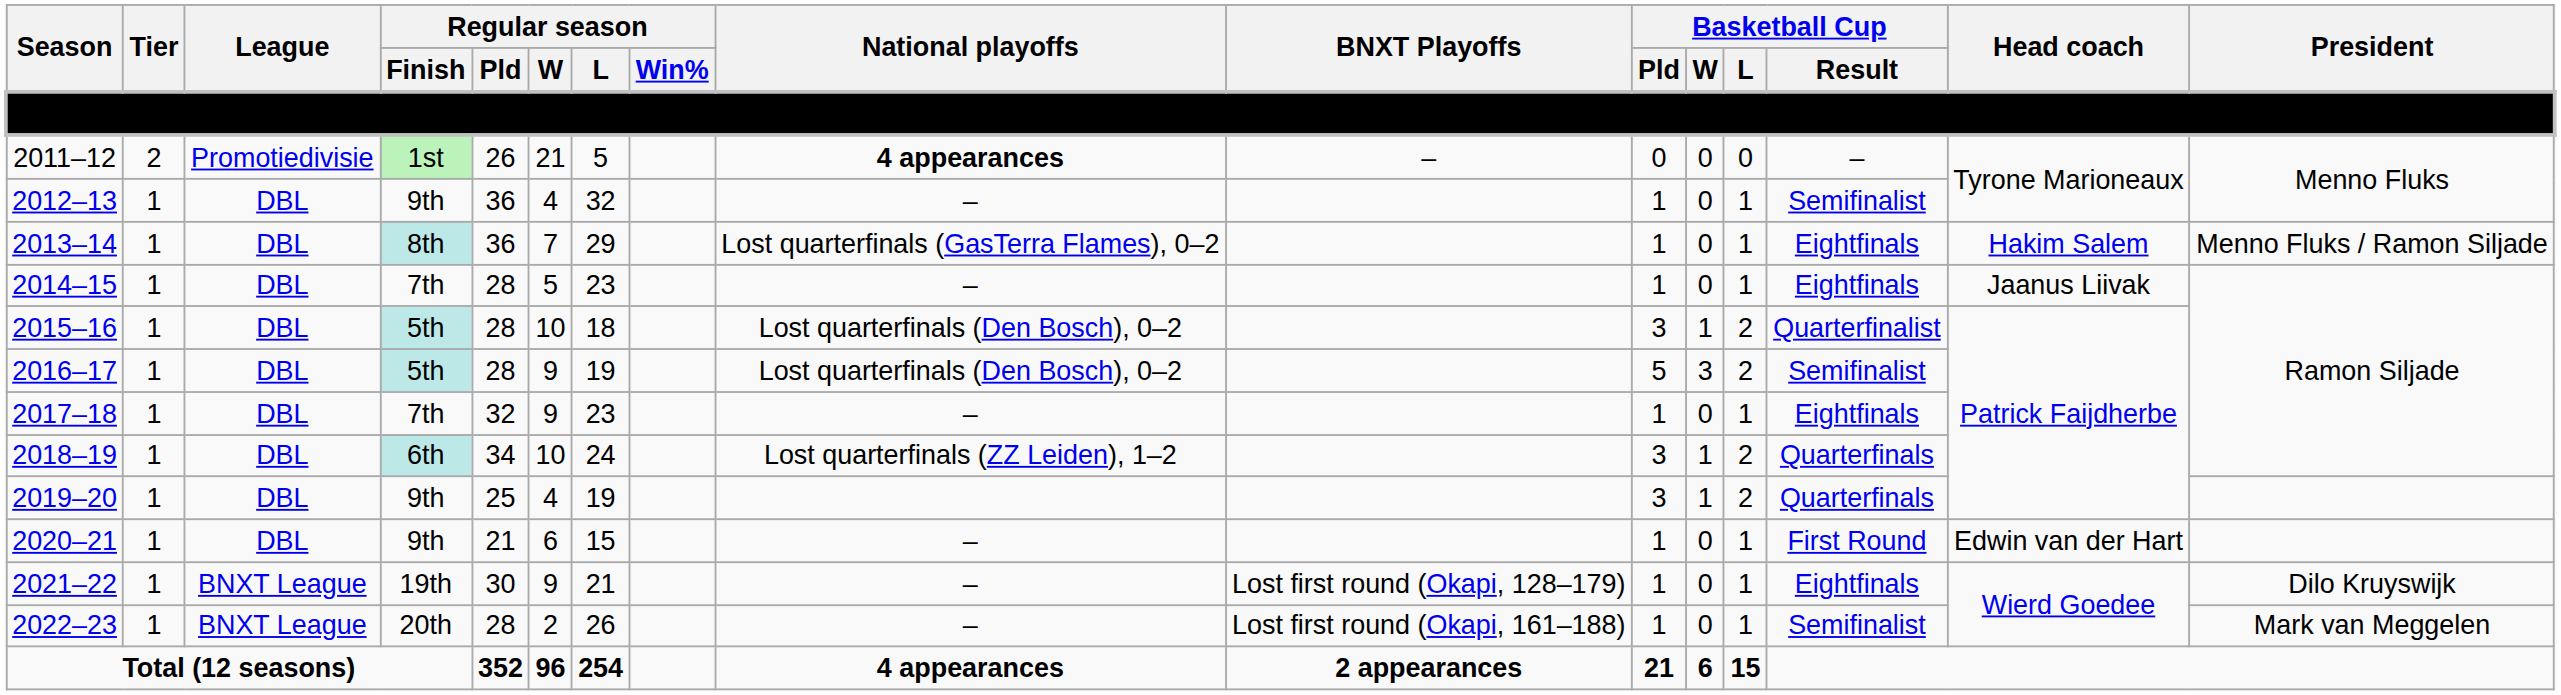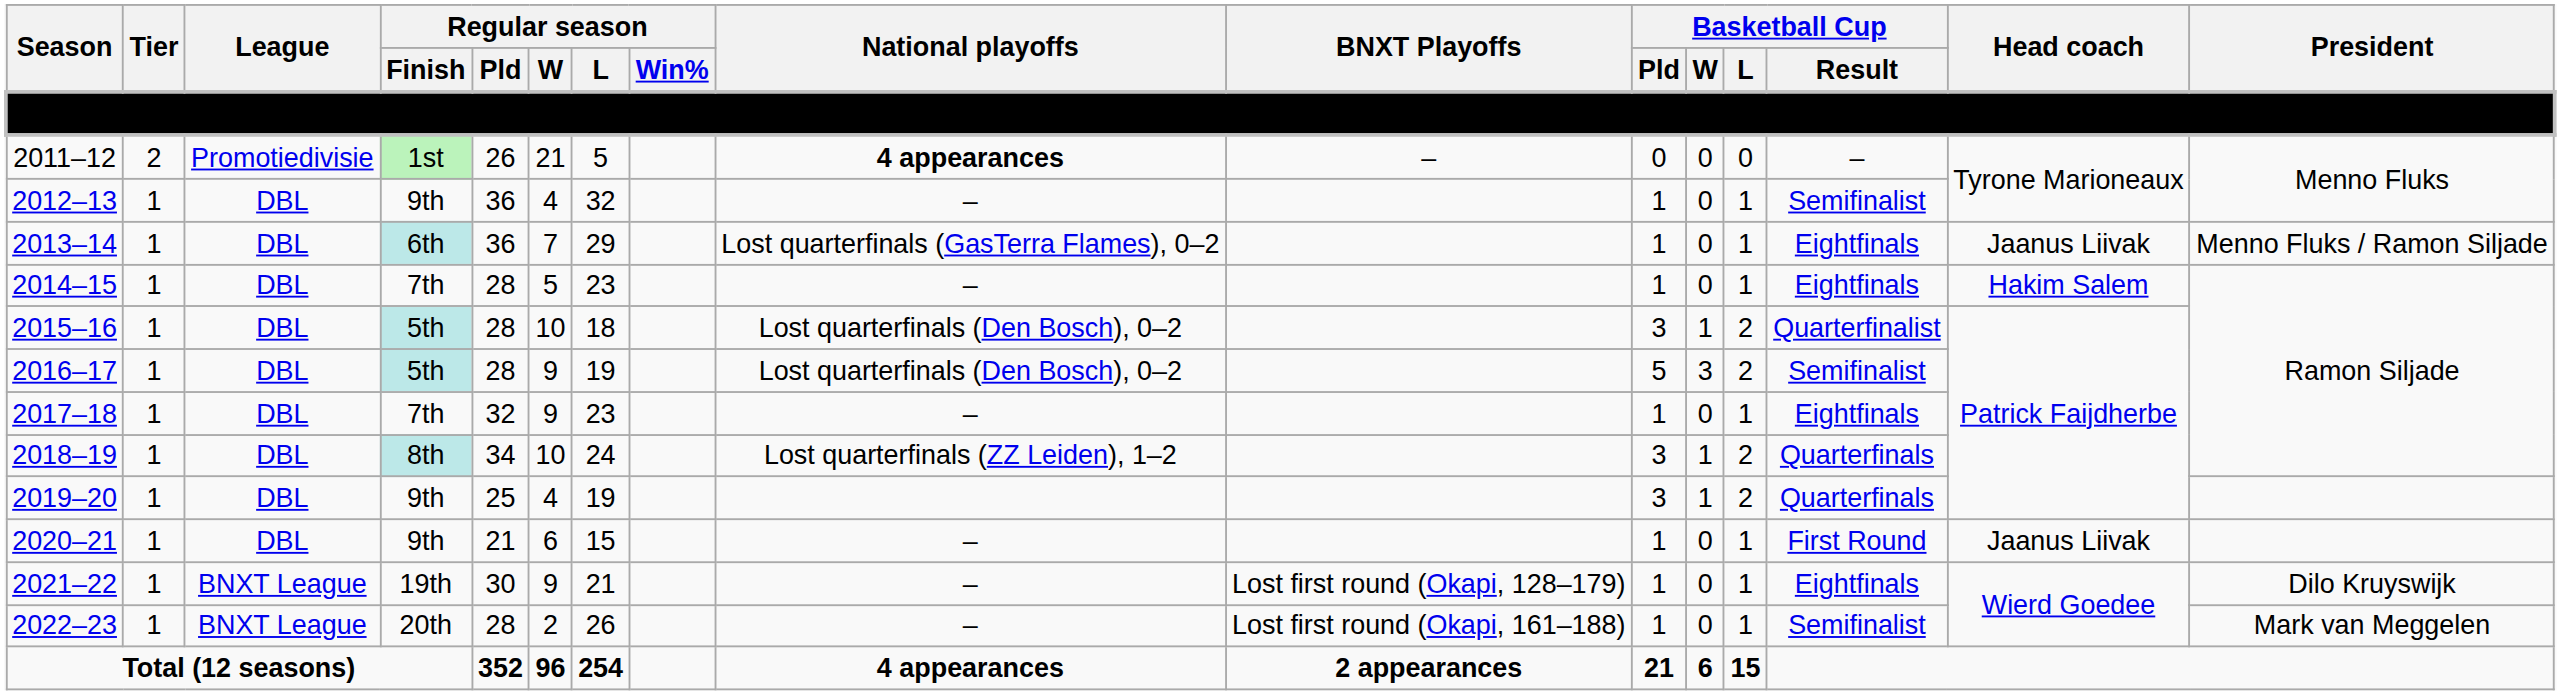(426, 243) 8th -> (426, 243) 6th
(2068, 243) Hakim Salem -> (2068, 243) Jaanus Liivak
(2068, 286) Jaanus Liivak -> (2068, 286) Hakim Salem
(426, 456) 6th -> (426, 456) 8th
(2068, 541) Edwin van der Hart -> (2068, 541) Jaanus Liivak
